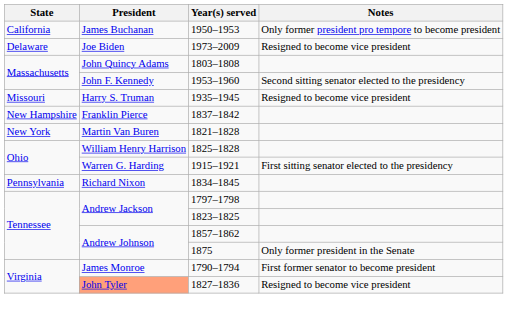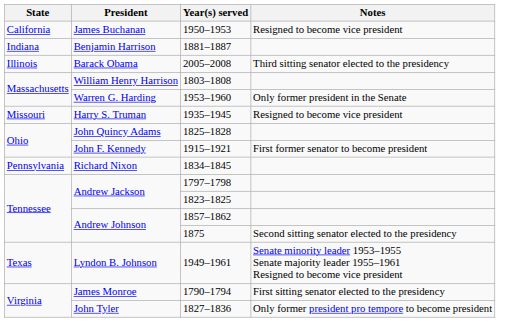(381, 30) Only former president pro tempore to become president -> (328, 30) Resigned to become vice president
- row: (215, 47)
+ row: (207, 47)
+ row: (207, 64)
(125, 64) John Quincy Adams -> (126, 81) William Henry Harrison
(118, 81) John F. Kennedy -> (115, 98) Warren G. Harding
(363, 81) Second sitting senator elected to the presidency -> (330, 98) Only former president in the Senate
- row: (215, 115)
- row: (215, 132)
(134, 149) William Henry Harrison -> (117, 132) John Quincy Adams
(123, 166) Warren G. Harding -> (110, 149) John F. Kennedy
(357, 166) First sitting senator elected to the presidency -> (340, 149) First former senator to become president
(338, 251) Only former president in the Senate -> (355, 234) Second sitting senator elected to the presidency
+ row: (207, 263)
(348, 268) First former senator to become president -> (349, 292) First sitting senator elected to the presidency
(104, 285) lightsalmon background -> (96, 309) no background
(336, 285) Resigned to become vice president -> (373, 309) Only former president pro tempore to become president
